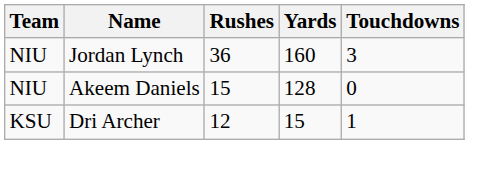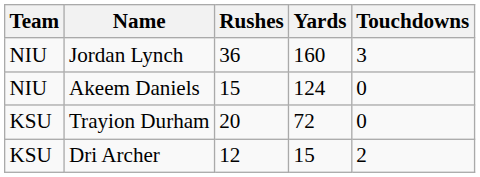(300, 88) 128 -> (309, 88) 124
+ row: (139, 121)
(352, 121) 1 -> (361, 155) 2
